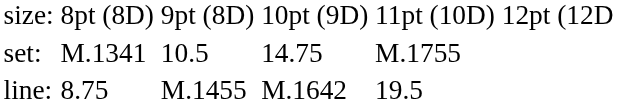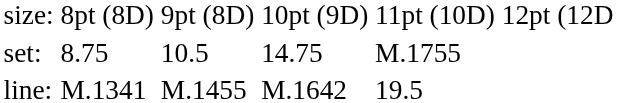(103, 52) M.1341 -> (84, 52) 8.75
(84, 90) 8.75 -> (103, 90) M.1341
